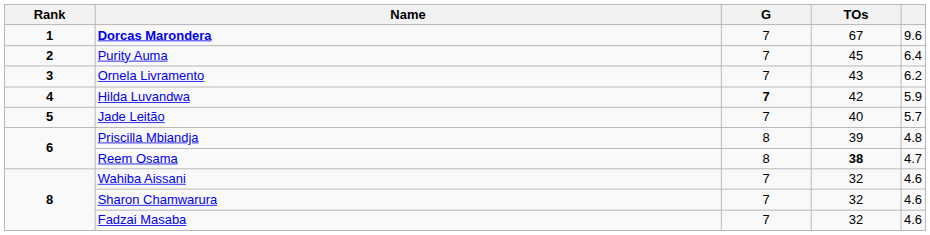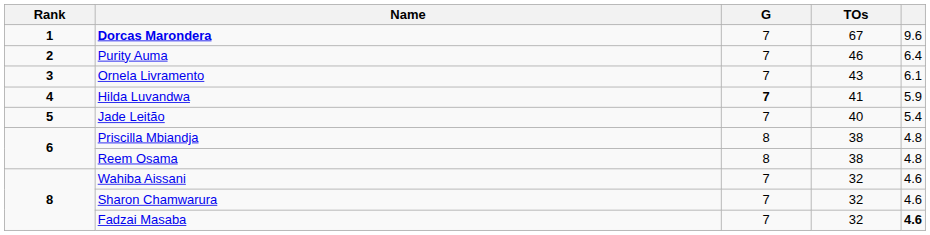(856, 55) 45 -> (856, 55) 46
(913, 76) 6.2 -> (913, 76) 6.1
(856, 96) 42 -> (856, 96) 41
(913, 117) 5.7 -> (913, 117) 5.4
(856, 138) 39 -> (856, 138) 38
(856, 158) bold -> (856, 158) normal
(913, 158) 4.7 -> (913, 158) 4.8
(913, 220) normal -> (913, 220) bold
